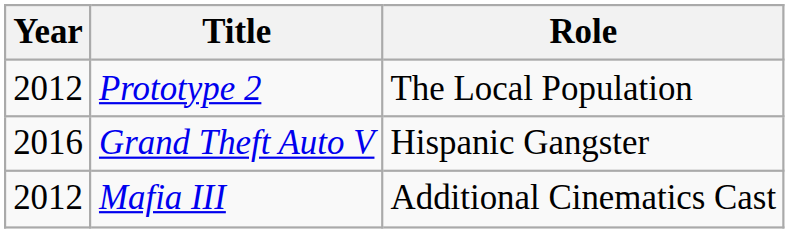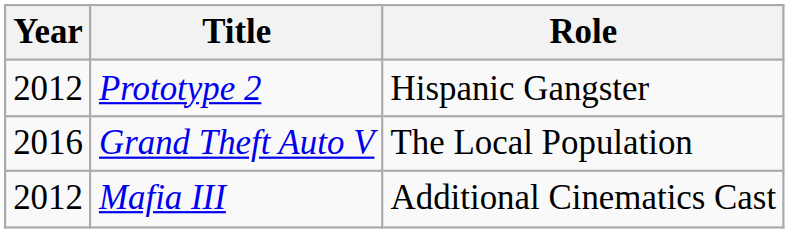(542, 87) The Local Population -> (520, 87) Hispanic Gangster
(520, 142) Hispanic Gangster -> (542, 142) The Local Population
